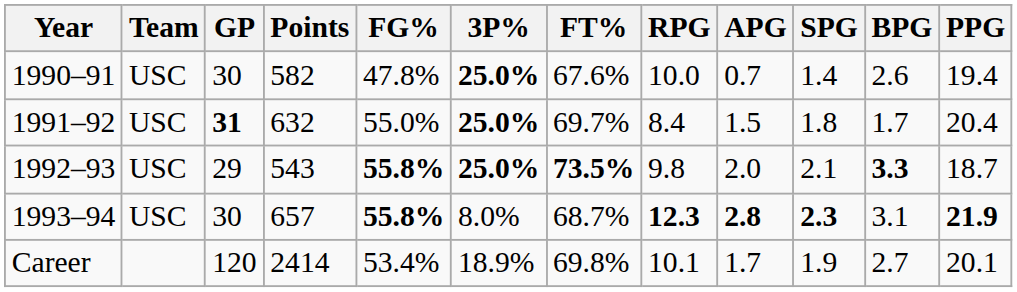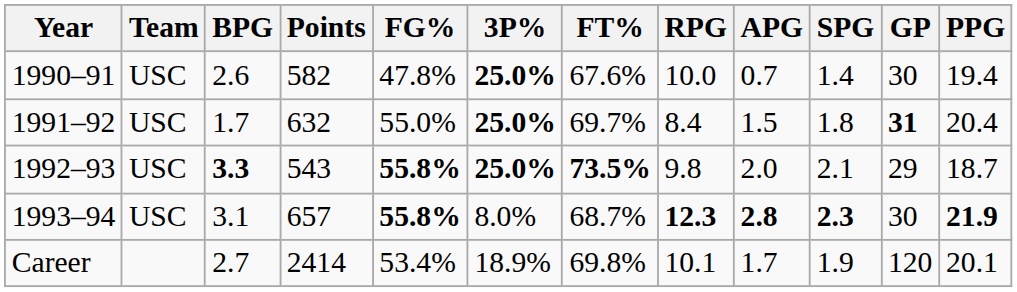columns swapped: (234, 27) <-> (902, 27)
